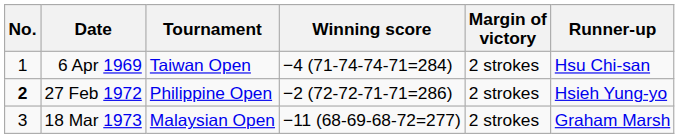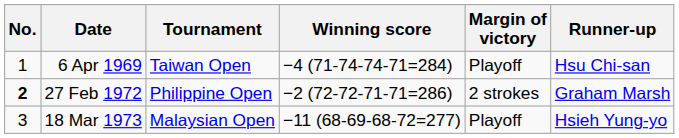(504, 65) 2 strokes -> (495, 65) Playoff
(611, 93) Hsieh Yung-yo -> (613, 93) Graham Marsh
(504, 120) 2 strokes -> (495, 120) Playoff
(613, 120) Graham Marsh -> (611, 120) Hsieh Yung-yo
